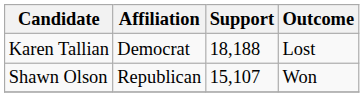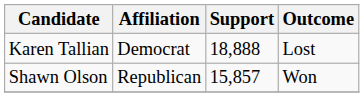(235, 48) 18,188 -> (235, 48) 18,888
(235, 77) 15,107 -> (235, 77) 15,857
